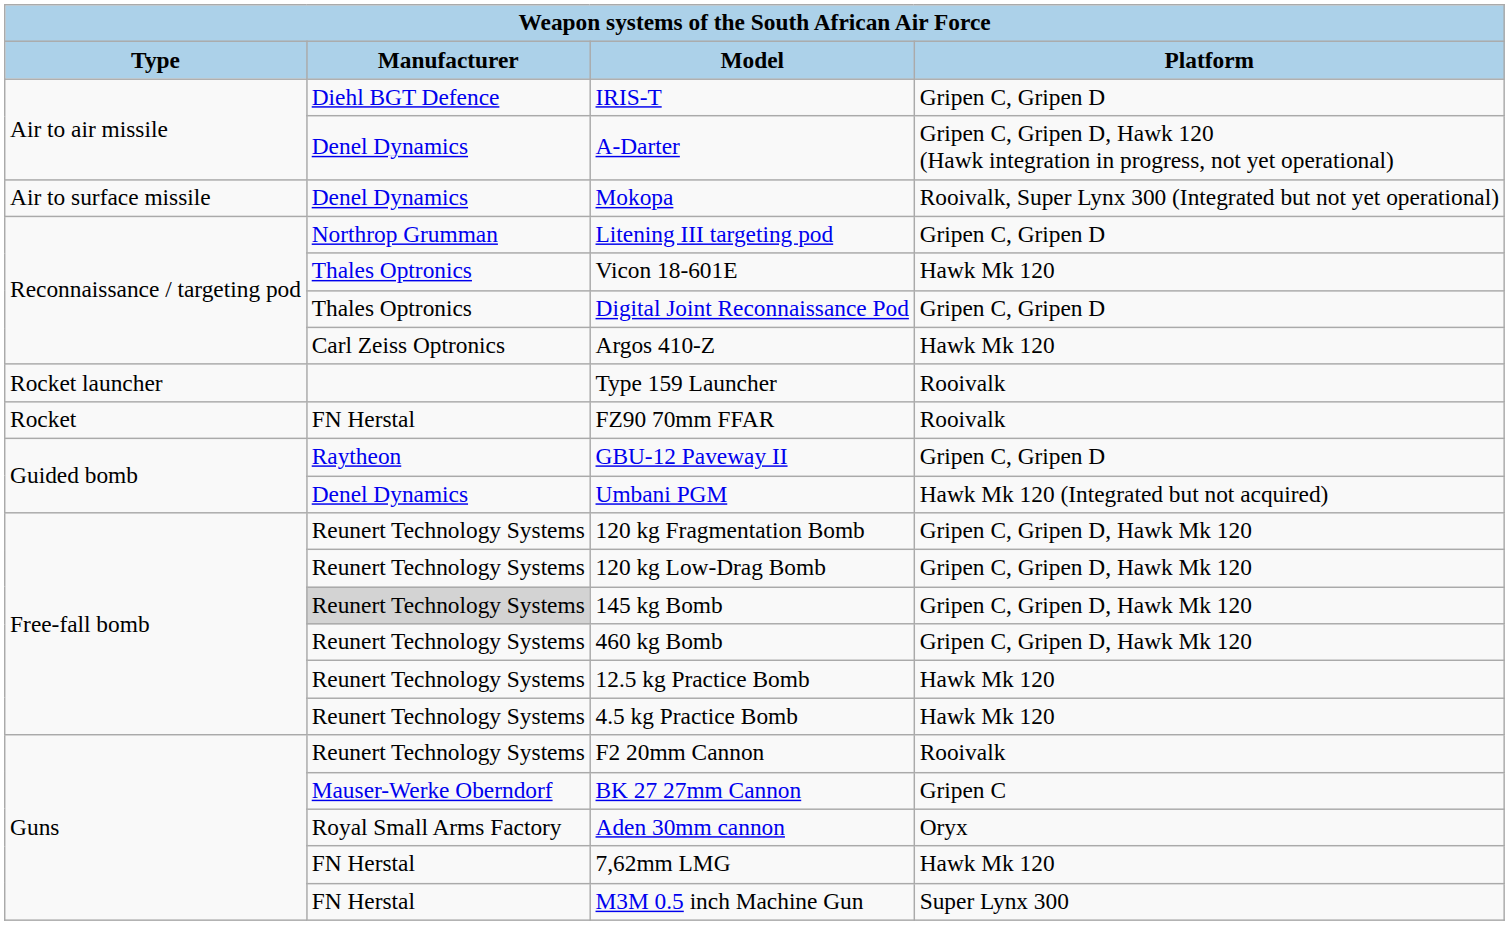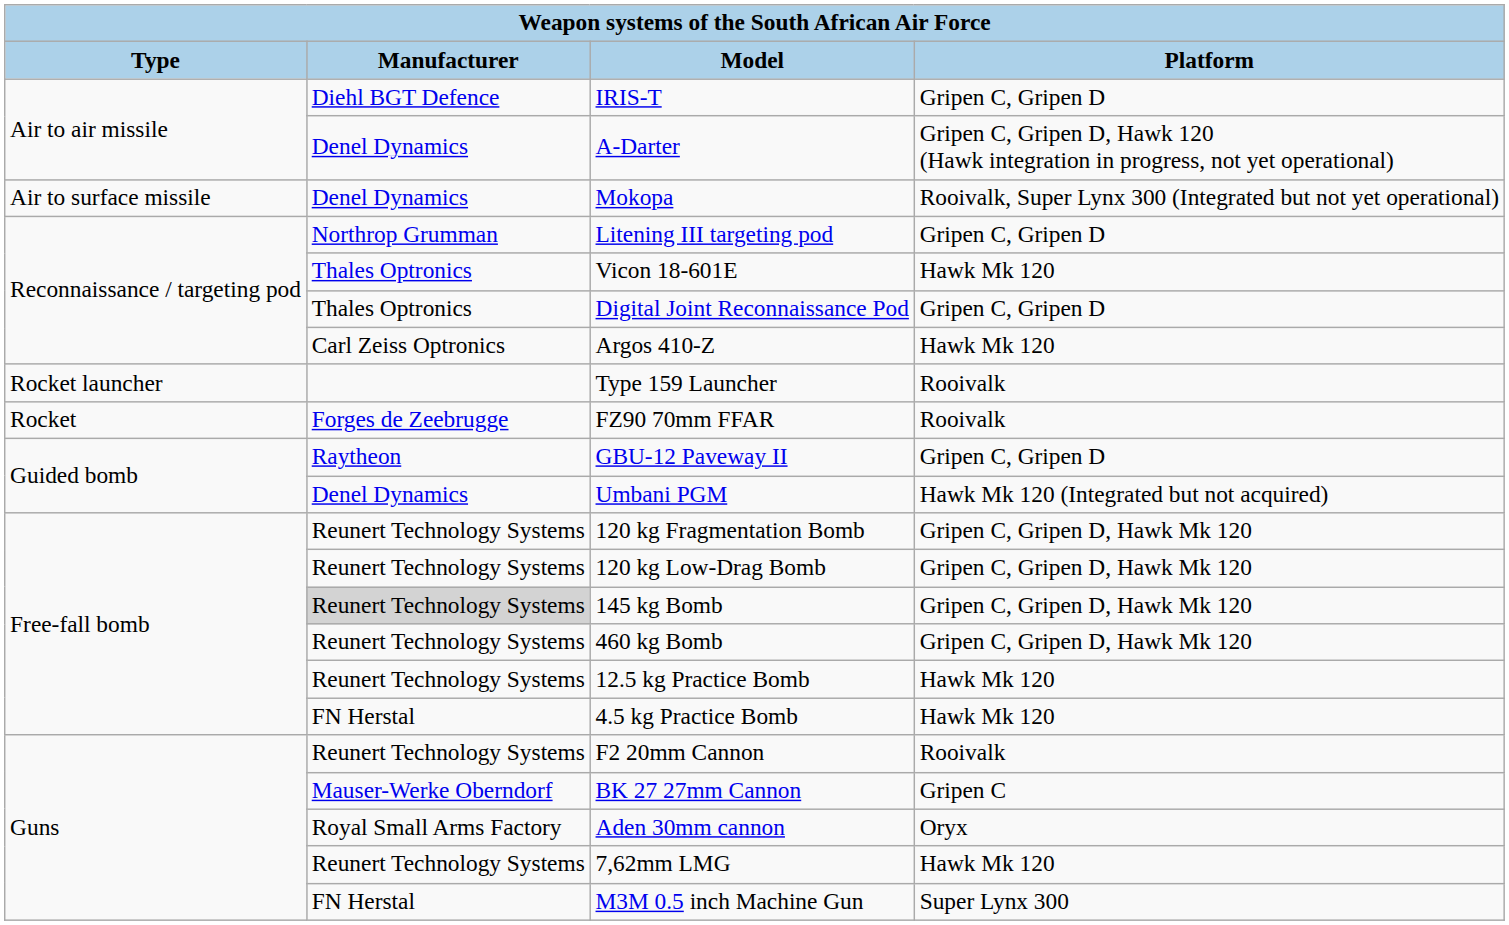(363, 419) FN Herstal -> (410, 419) Forges de Zeebrugge
(448, 716) Reunert Technology Systems -> (363, 716) FN Herstal
(363, 864) FN Herstal -> (448, 864) Reunert Technology Systems
